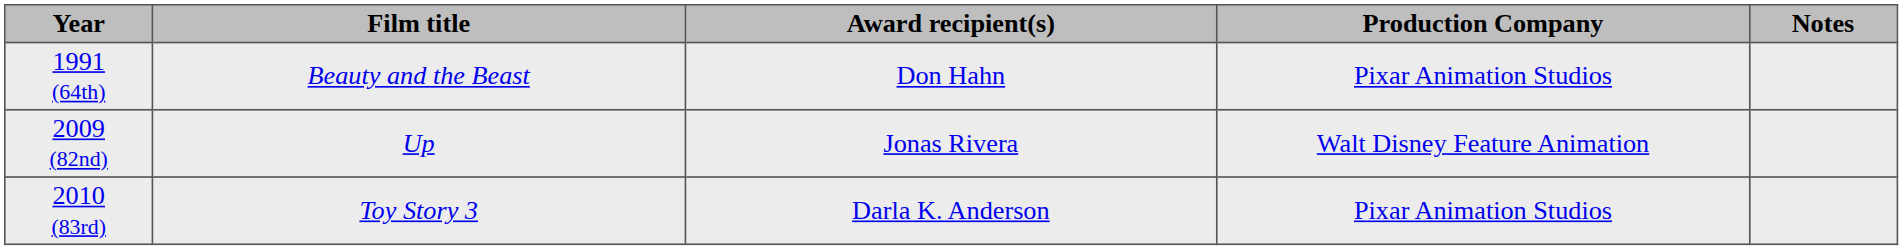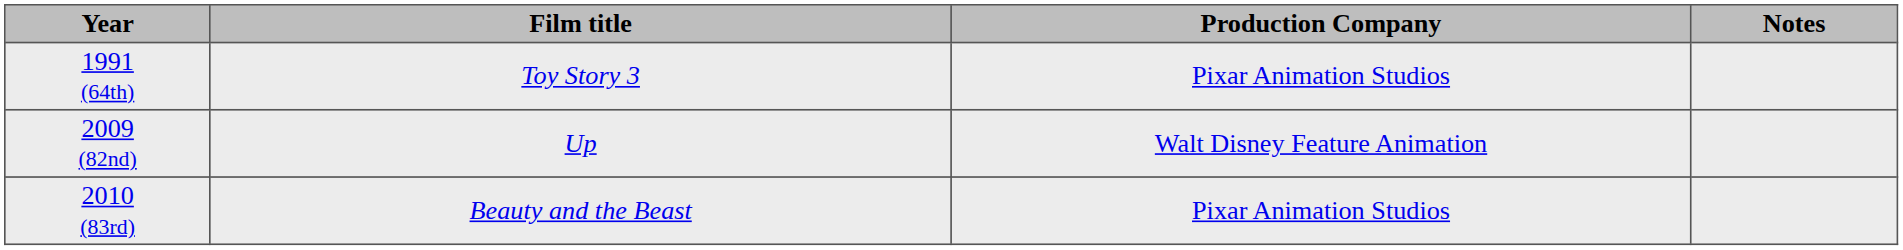- column: (951, 23)
(419, 75) Beauty and the Beast -> (581, 75) Toy Story 3
(419, 210) Toy Story 3 -> (581, 210) Beauty and the Beast
